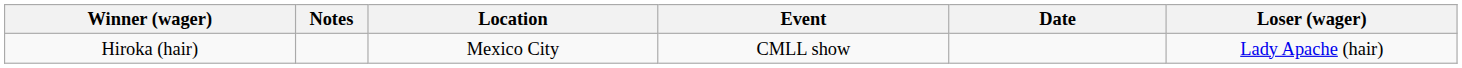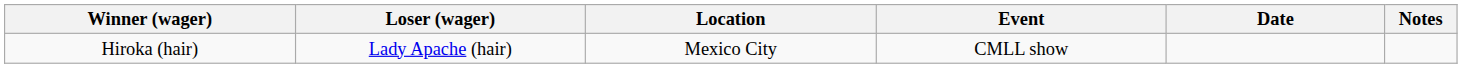columns swapped: (1312, 19) <-> (331, 19)
